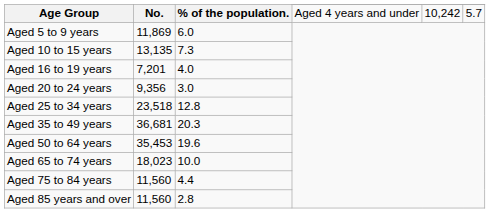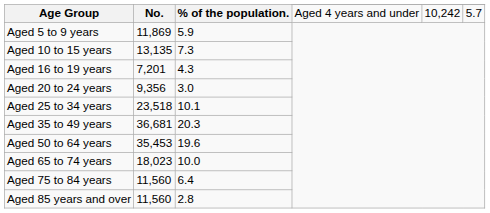(186, 32) 6.0 -> (186, 32) 5.9
(186, 69) 4.0 -> (186, 69) 4.3
(189, 106) 12.8 -> (189, 106) 10.1
(186, 180) 4.4 -> (186, 180) 6.4
